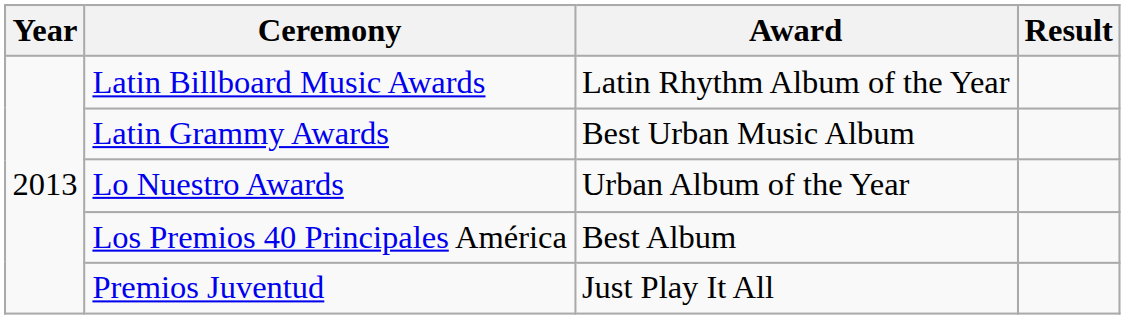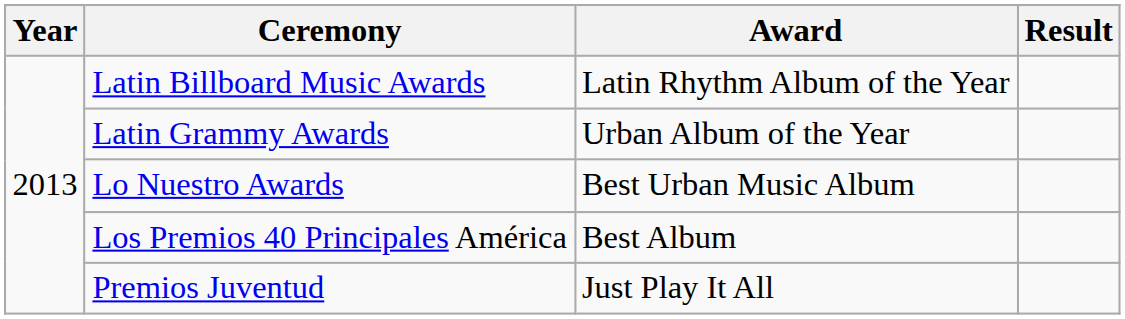(748, 133) Best Urban Music Album -> (746, 133) Urban Album of the Year
(746, 184) Urban Album of the Year -> (748, 184) Best Urban Music Album
